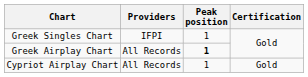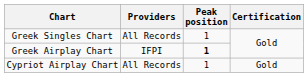(152, 36) IFPI -> (152, 36) All Records
(152, 51) All Records -> (152, 51) IFPI
